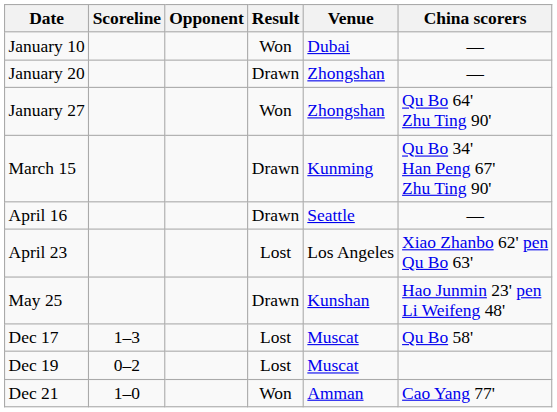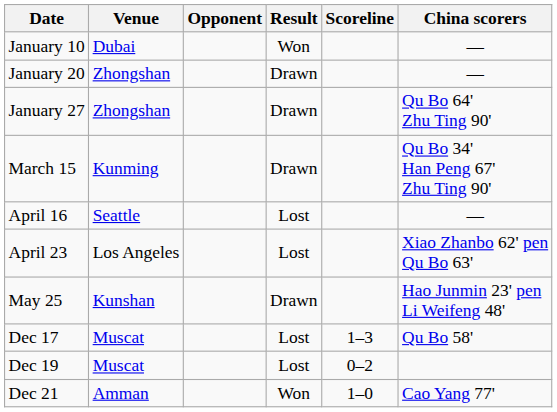columns swapped: (351, 18) <-> (127, 18)
(276, 111) Won -> (294, 111) Drawn
(276, 215) Drawn -> (294, 215) Lost
